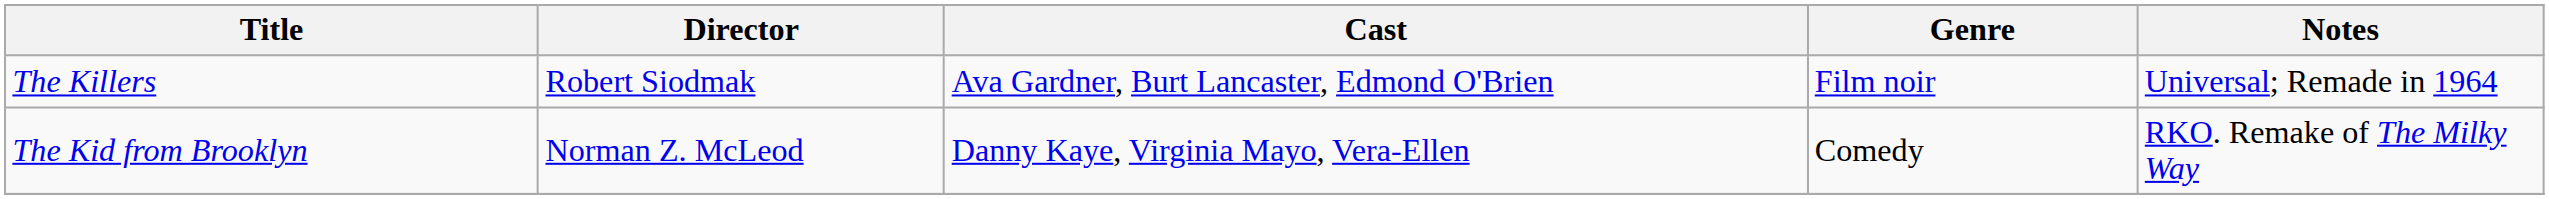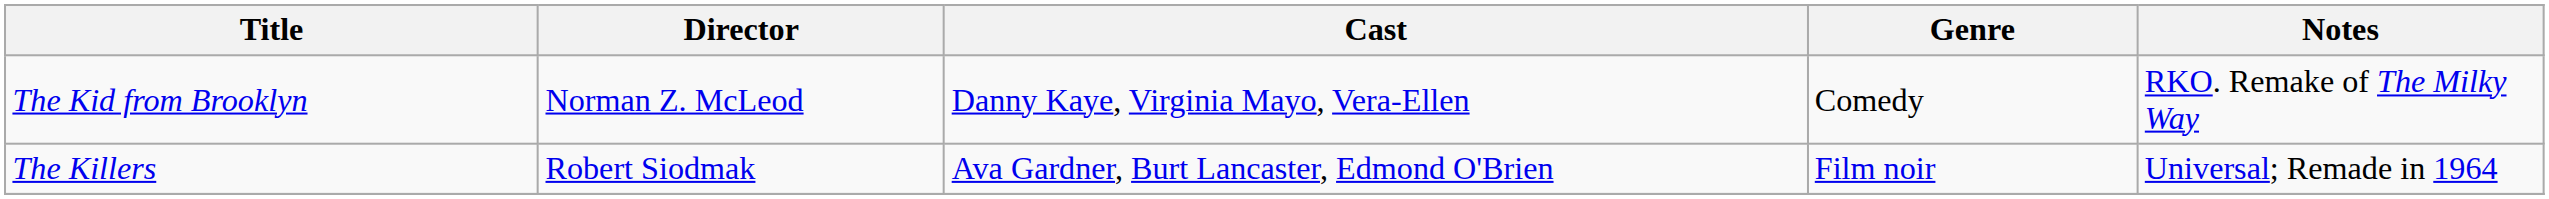rows swapped: (160, 150) <-> (84, 81)
